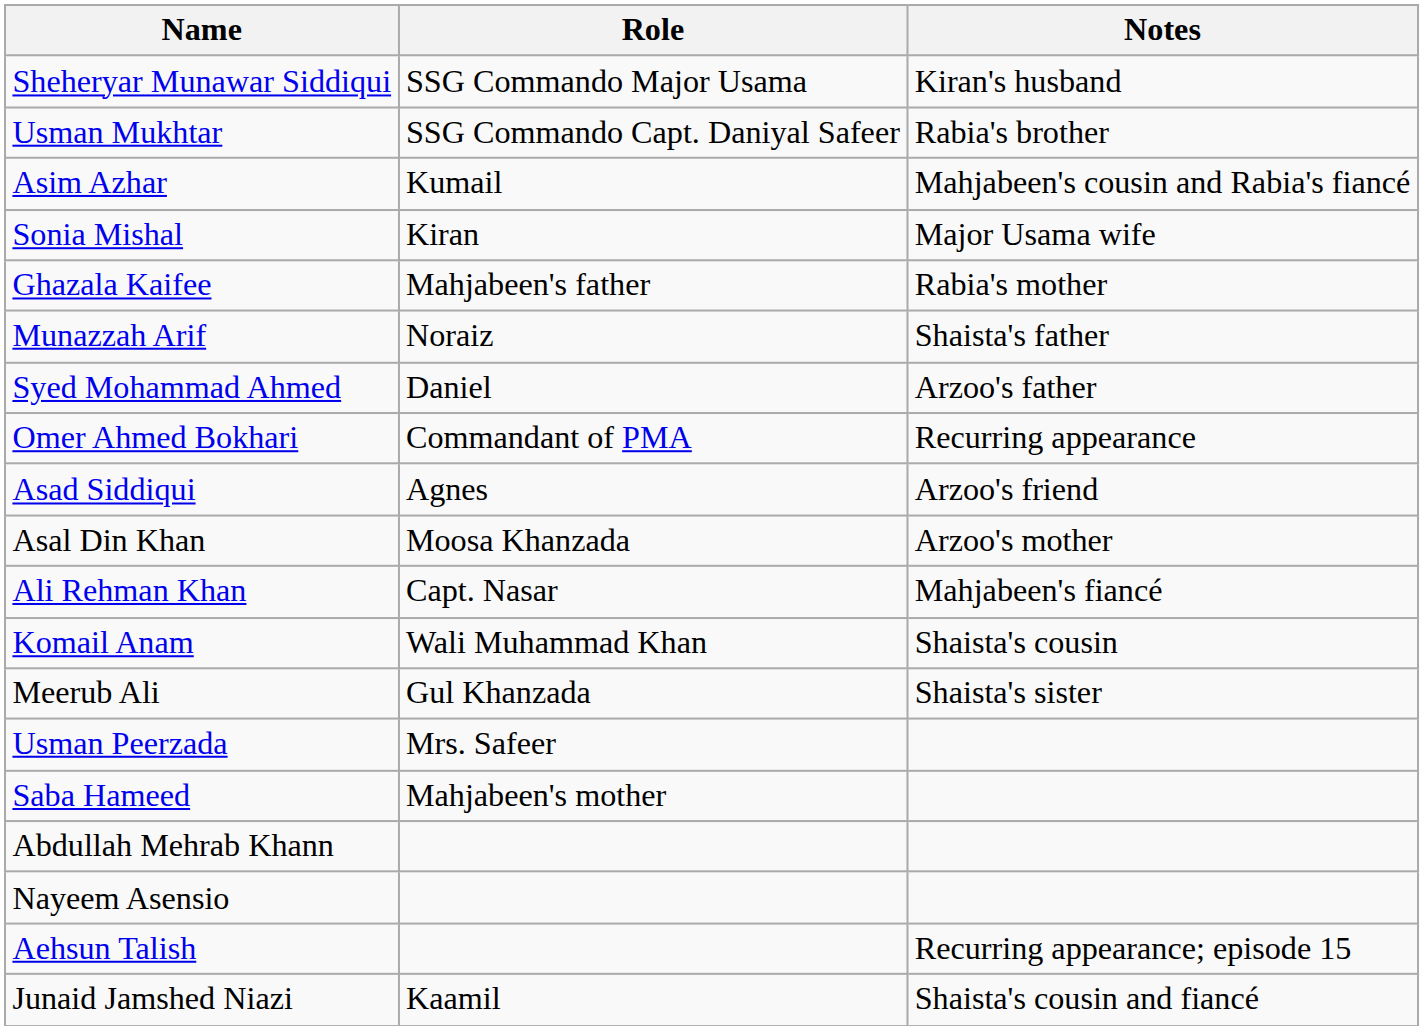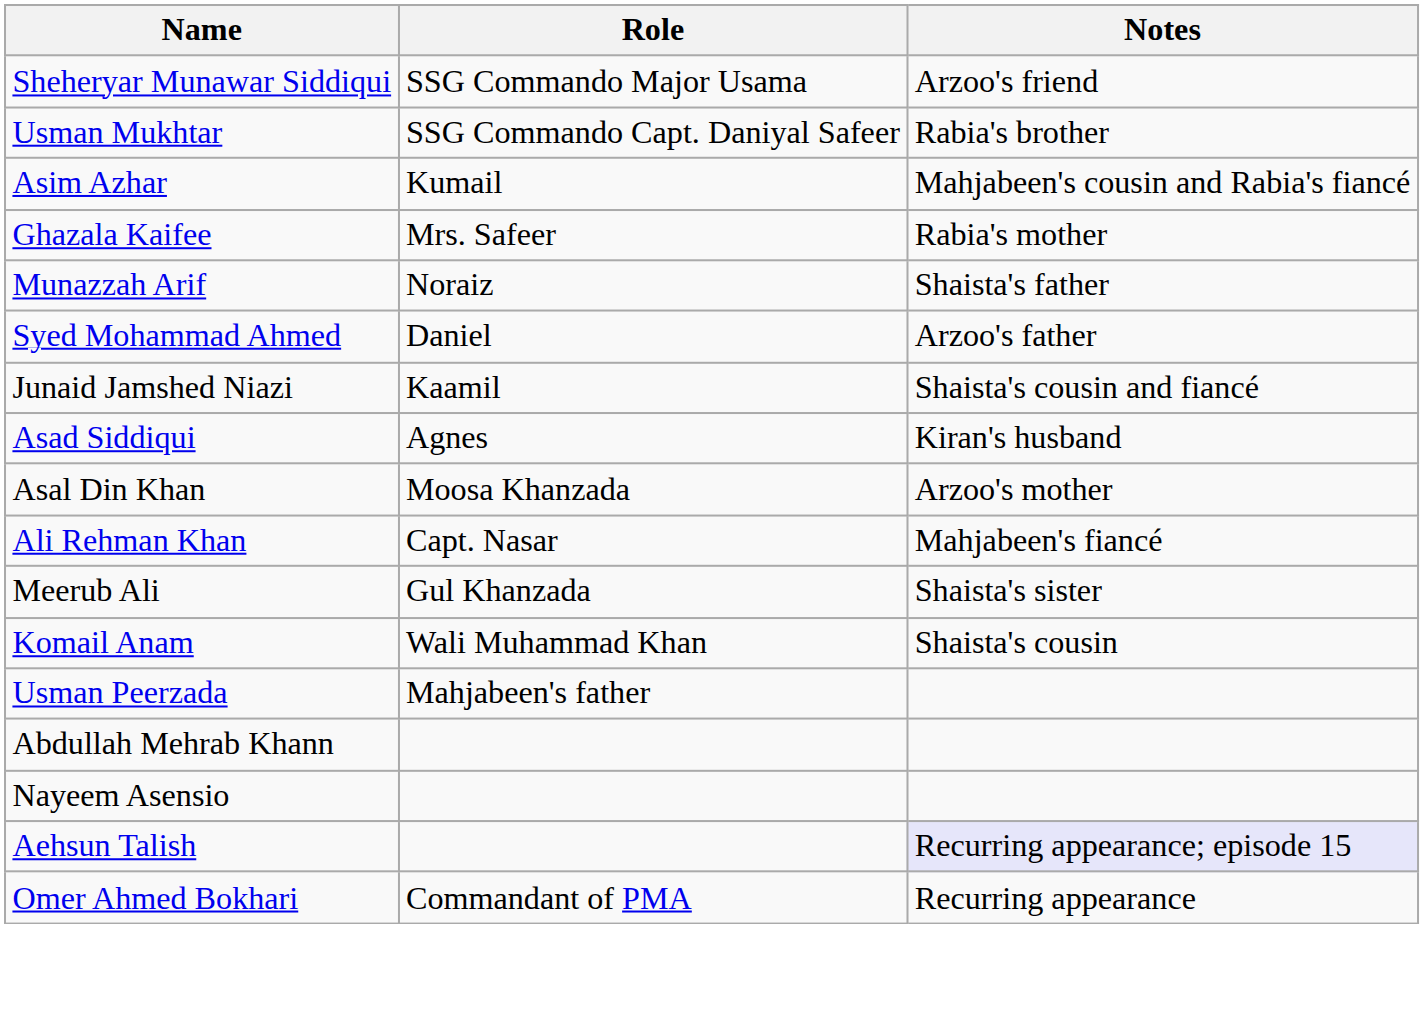(1018, 81) Kiran's husband -> (1006, 81) Arzoo's friend
- row: (98, 234)
(528, 285) Mahjabeen's father -> (481, 234) Mrs. Safeer
rows swapped: (153, 999) <-> (155, 438)
(1006, 489) Arzoo's friend -> (1018, 438) Kiran's husband
rows swapped: (86, 693) <-> (103, 642)
(481, 744) Mrs. Safeer -> (528, 693) Mahjabeen's father
- row: (101, 795)
(1133, 948) no background -> (1133, 846) lavender background
